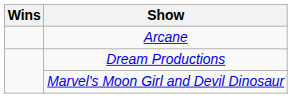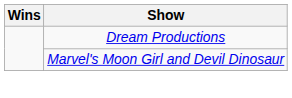- row: (166, 37)
